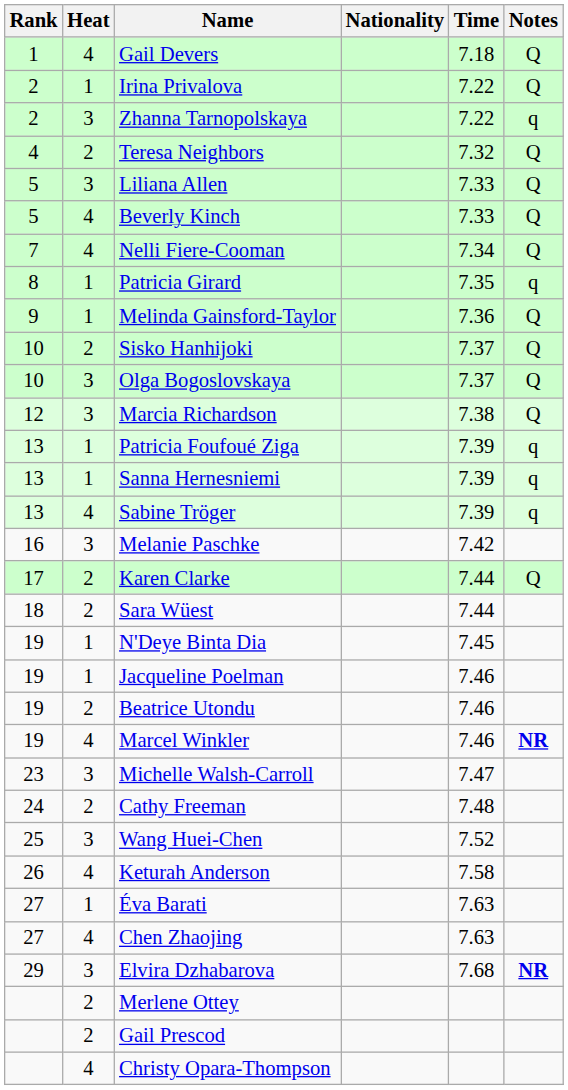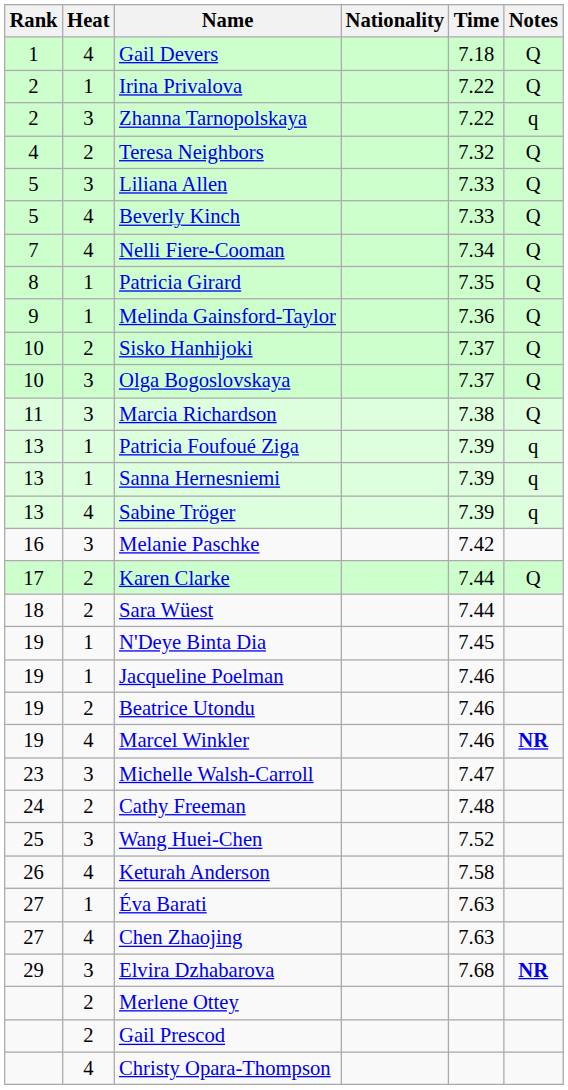(533, 282) q -> (533, 282) Q
(33, 413) 12 -> (33, 413) 11
